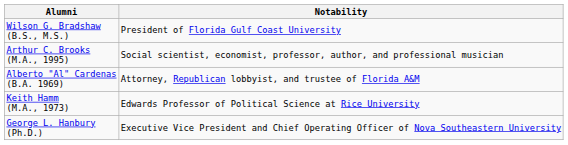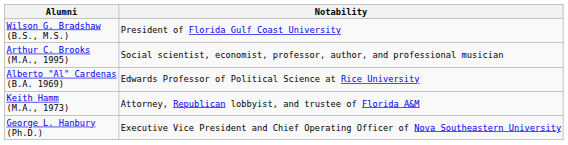(270, 79) Attorney, Republican lobbyist, and trustee of Florida A&M -> (270, 79) Edwards Professor of Political Science at Rice University
(270, 103) Edwards Professor of Political Science at Rice University -> (270, 103) Attorney, Republican lobbyist, and trustee of Florida A&M
